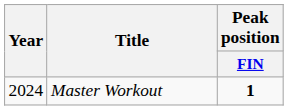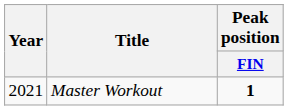(26, 90) 2024 -> (26, 90) 2021
